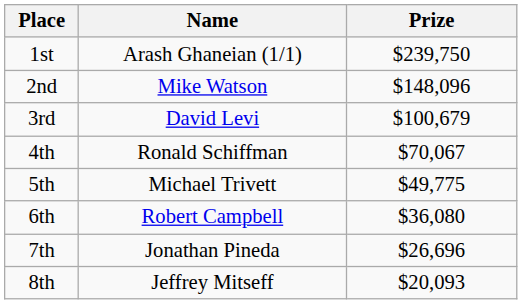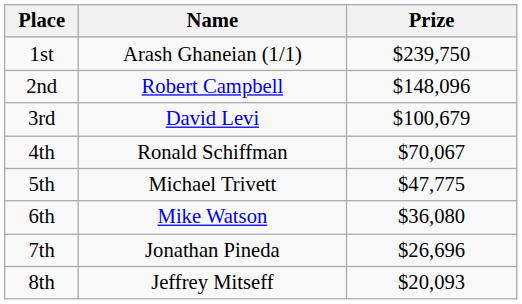(212, 86) Mike Watson -> (212, 86) Robert Campbell
(432, 184) $49,775 -> (432, 184) $47,775
(212, 217) Robert Campbell -> (212, 217) Mike Watson
